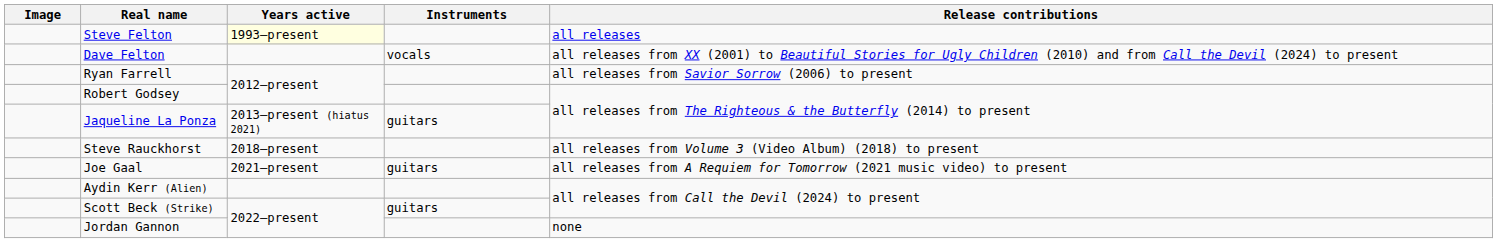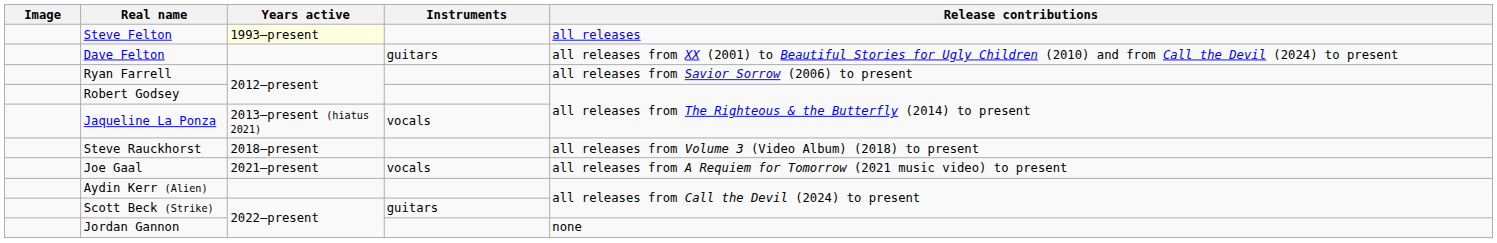(409, 54) vocals -> (412, 54) guitars
(412, 121) guitars -> (409, 121) vocals
(412, 168) guitars -> (409, 168) vocals
